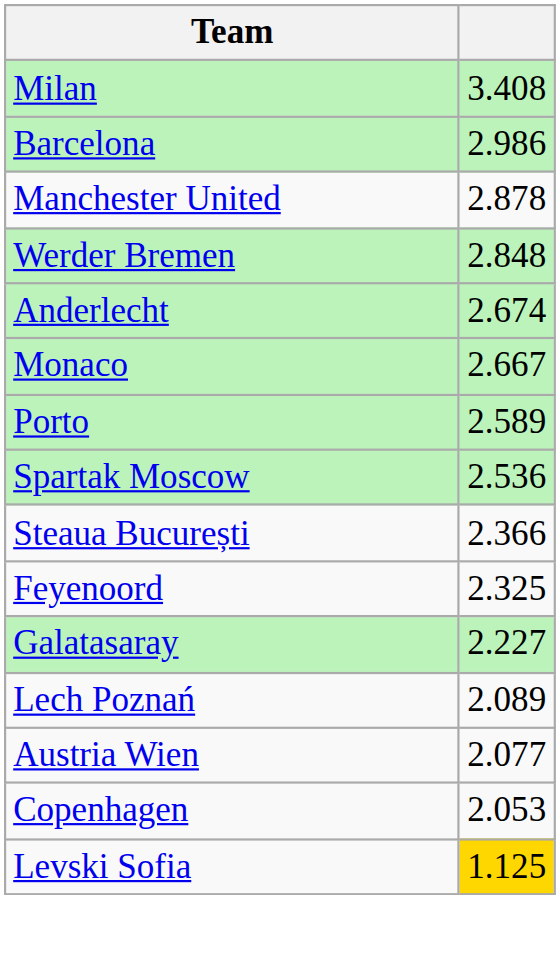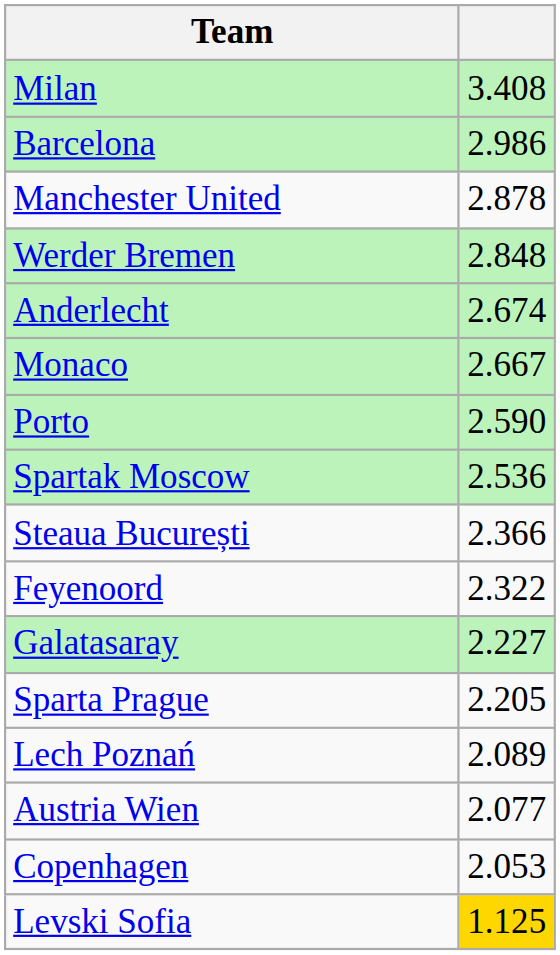(507, 421) 2.589 -> (507, 421) 2.590
(507, 587) 2.325 -> (507, 587) 2.322
+ row: (111, 699)
